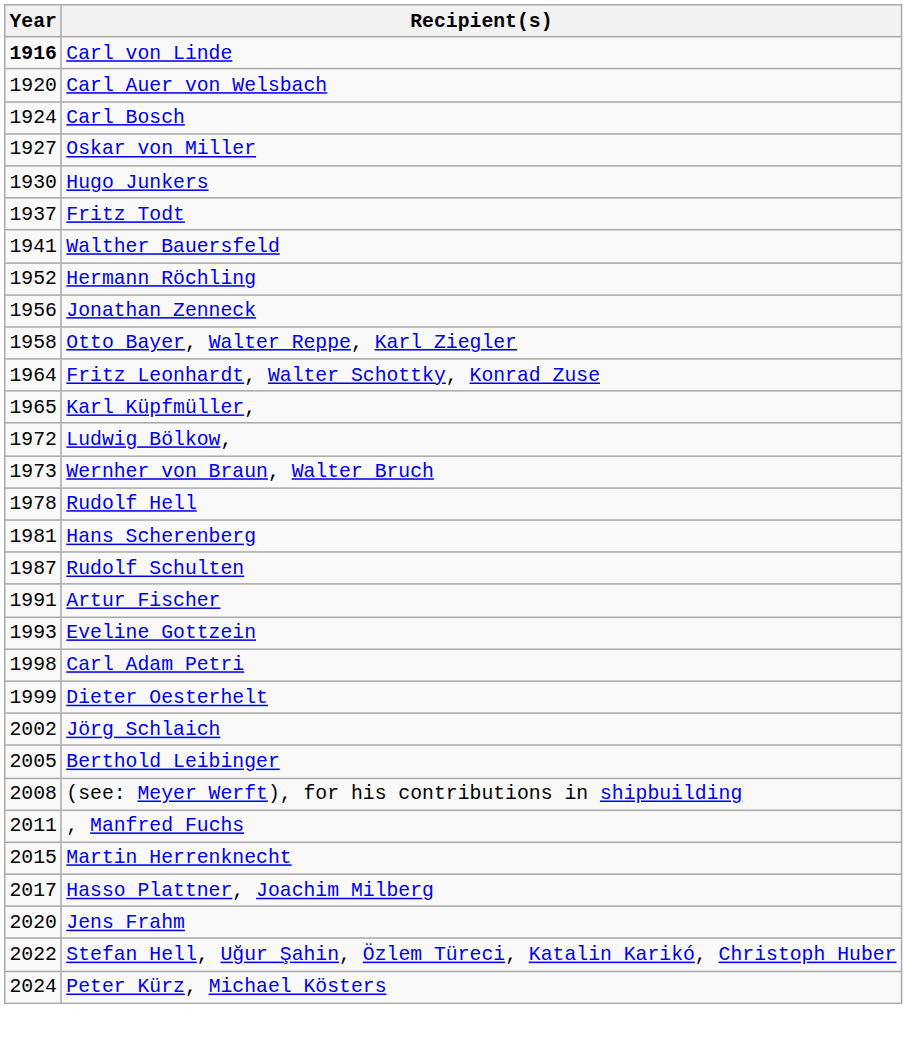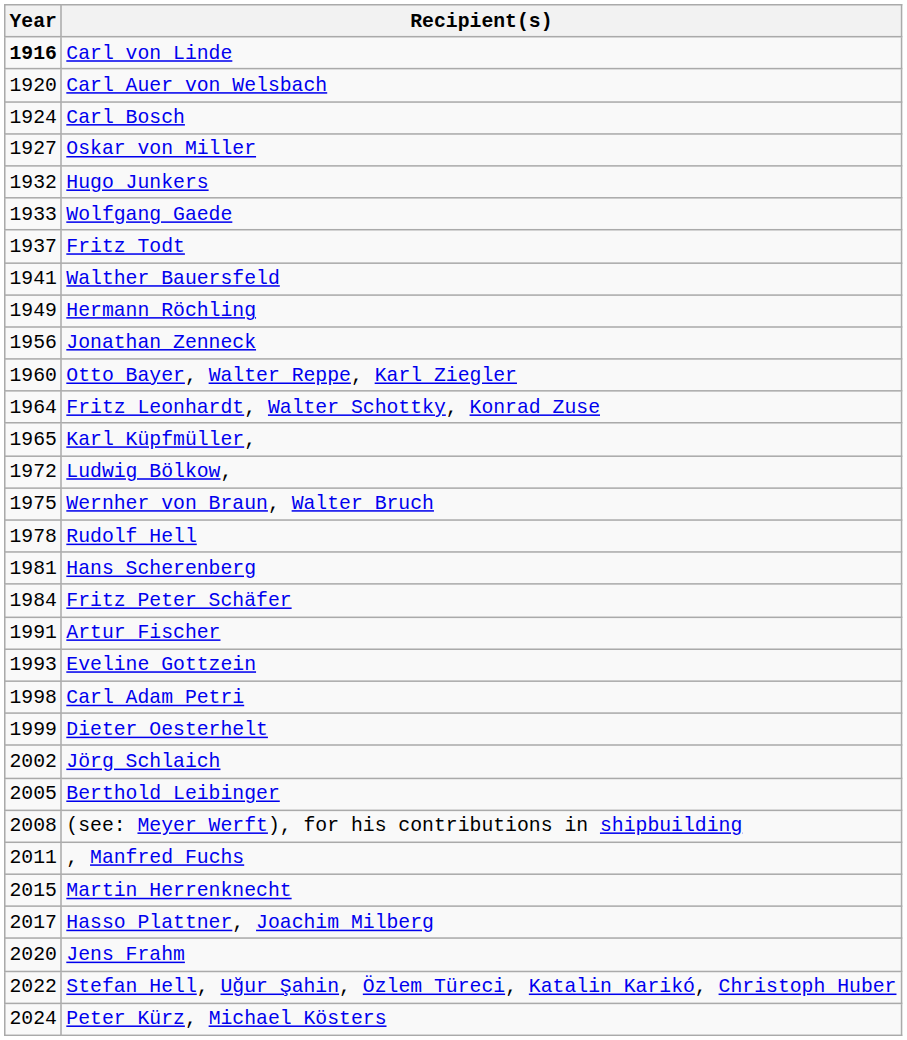(33, 182) 1930 -> (33, 182) 1932
+ row: (149, 214)
(33, 279) 1952 -> (33, 311) 1949
(33, 343) 1958 -> (33, 375) 1960
(33, 472) 1973 -> (33, 504) 1975
+ row: (179, 601)
- row: (155, 568)
